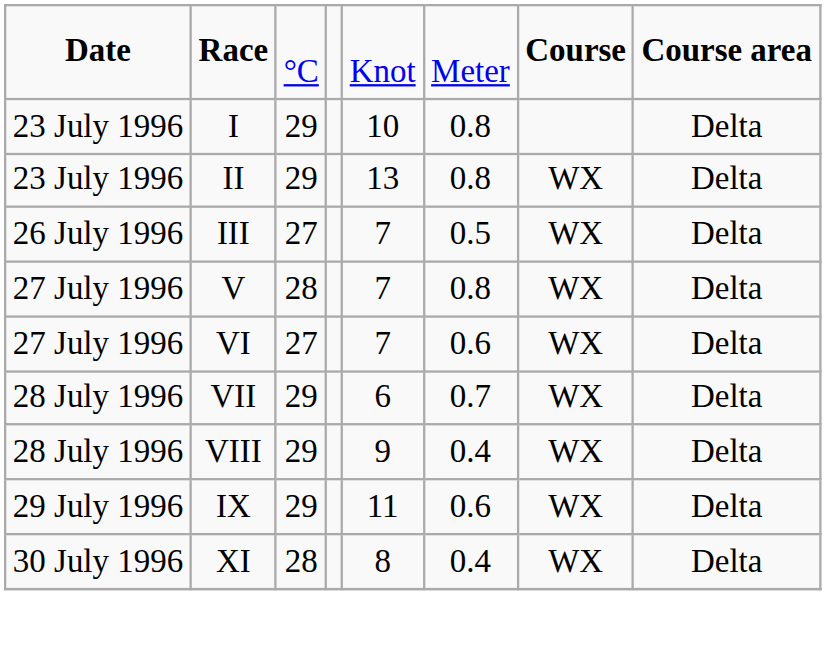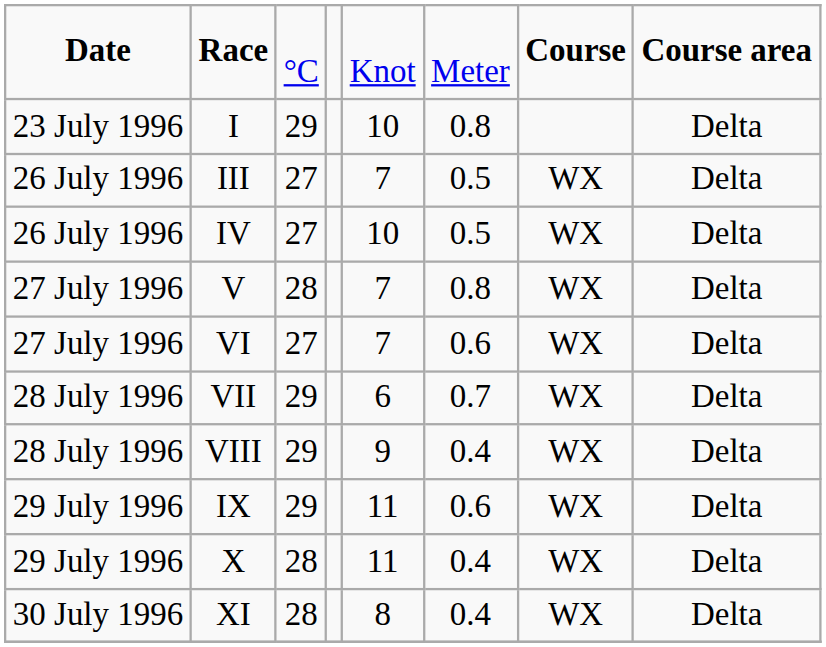- row: (233, 179)
+ row: (233, 234)
+ row: (233, 560)
